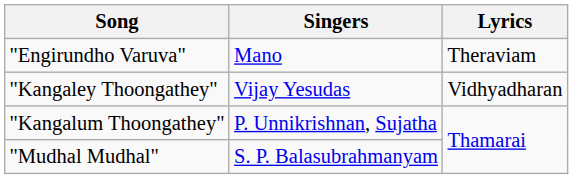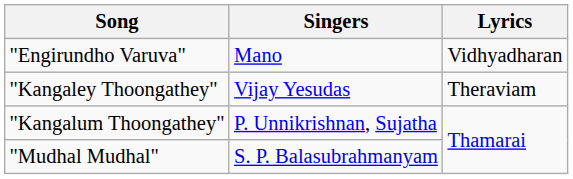(492, 55) Theraviam -> (505, 55) Vidhyadharan
(505, 89) Vidhyadharan -> (492, 89) Theraviam
